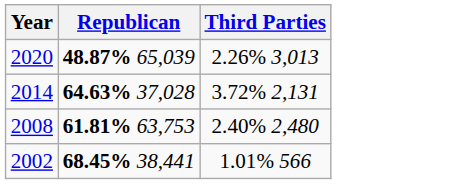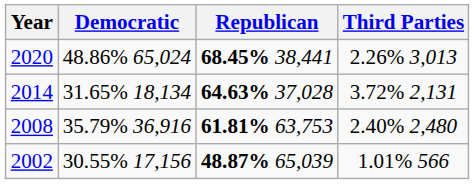+ column: (127, 22)
(129, 56) 48.87% 65,039 -> (267, 56) 68.45% 38,441
(129, 161) 68.45% 38,441 -> (267, 161) 48.87% 65,039
